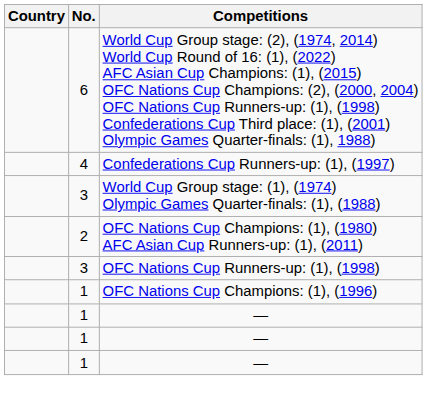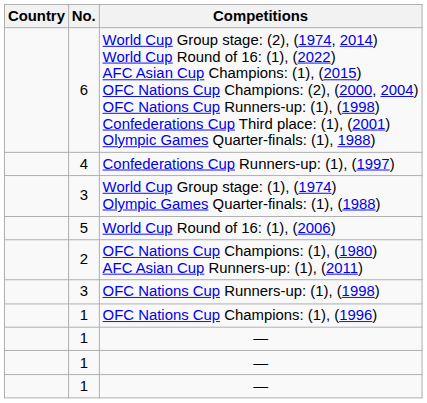+ row: (84, 227)
